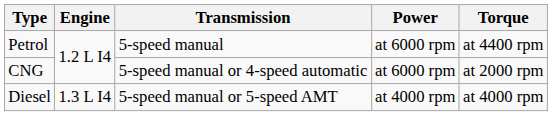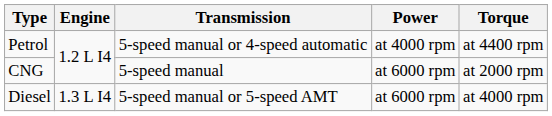(171, 44) 5-speed manual -> (243, 44) 5-speed manual or 4-speed automatic
(415, 44) at 6000 rpm -> (415, 44) at 4000 rpm
(243, 70) 5-speed manual or 4-speed automatic -> (171, 70) 5-speed manual
(415, 96) at 4000 rpm -> (415, 96) at 6000 rpm
